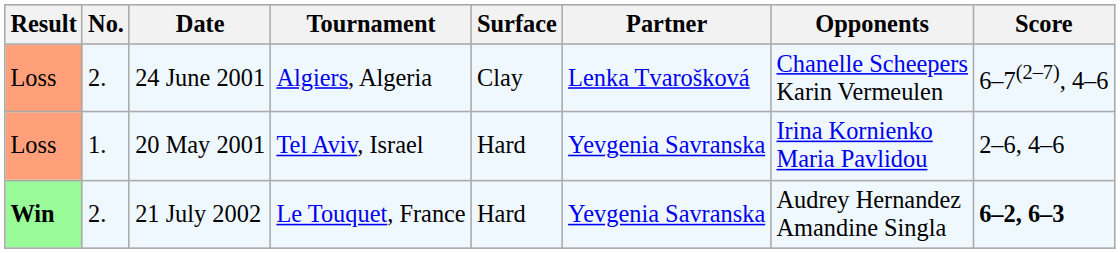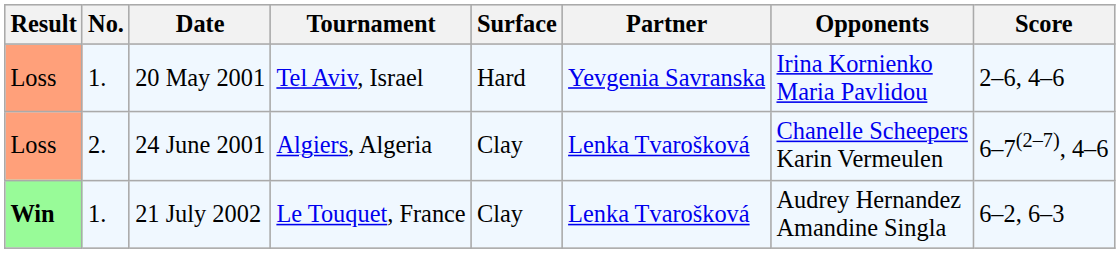rows swapped: (200, 145) <-> (200, 77)
(97, 213) 2. -> (97, 213) 1.
(501, 213) Hard -> (500, 213) Clay
(667, 213) Yevgenia Savranska -> (659, 213) Lenka Tvarošková
(1022, 213) bold -> (1022, 213) normal
